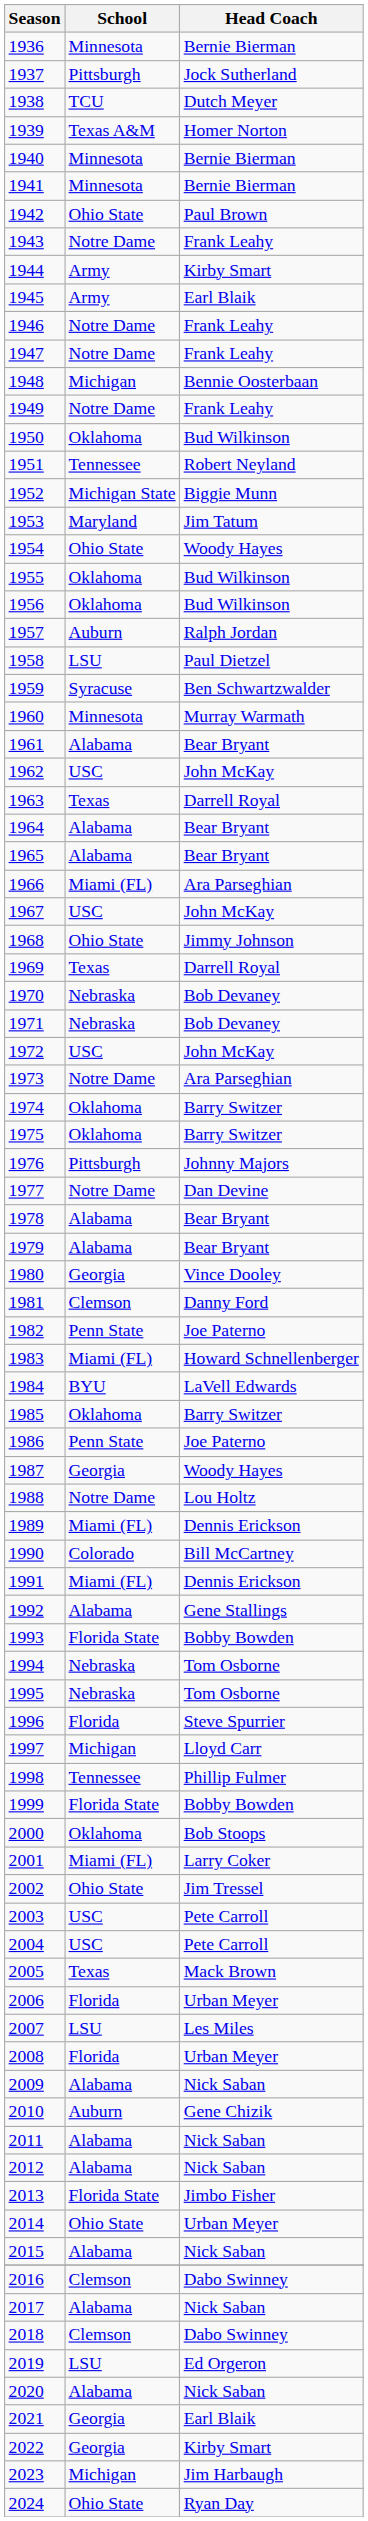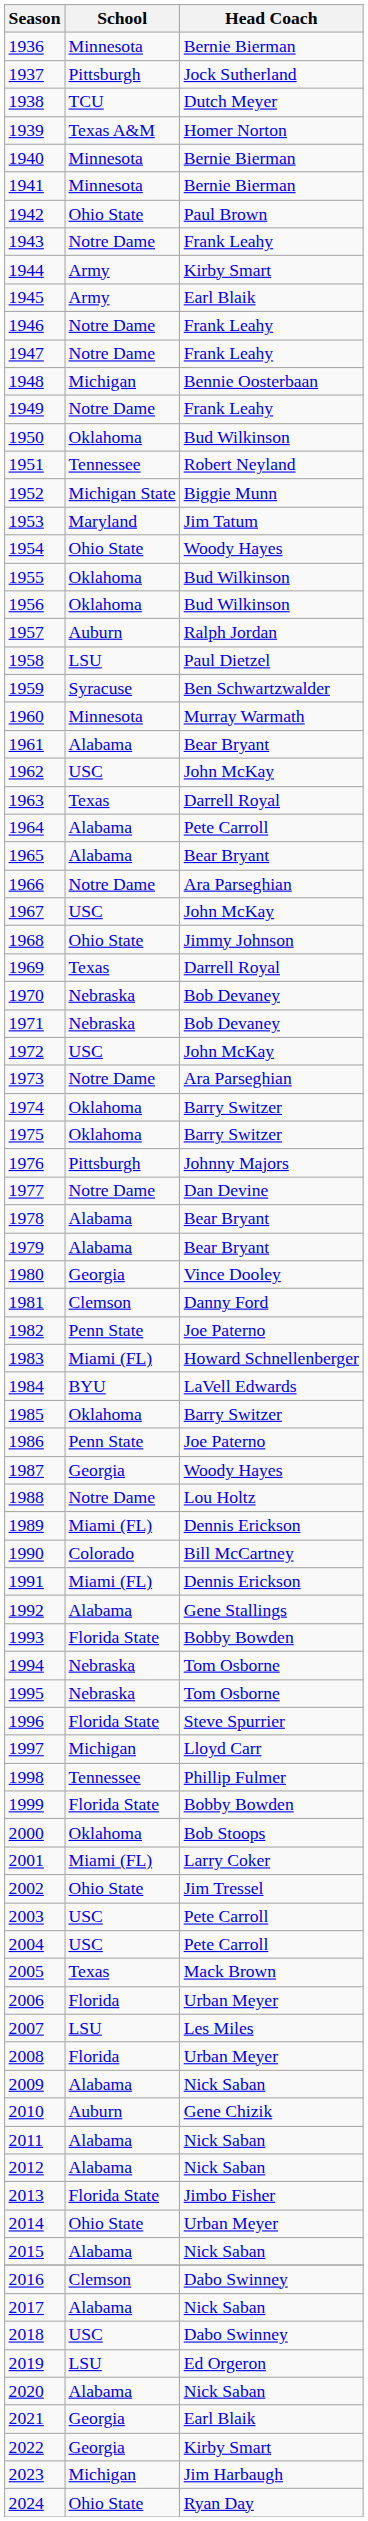(226, 827) Bear Bryant -> (226, 827) Pete Carroll
(110, 883) Miami (FL) -> (112, 883) Notre Dame
(94, 1721) Florida -> (114, 1721) Florida State
(100, 2335) Clemson -> (86, 2335) USC
